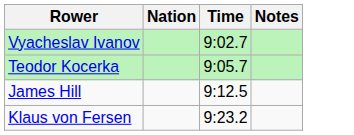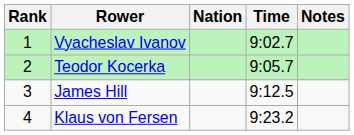+ column: (28, 17)
